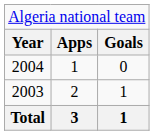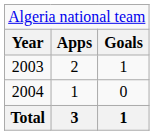rows swapped: (28, 92) <-> (28, 67)
